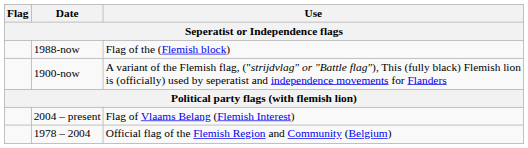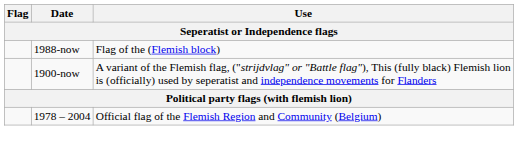- row: (67, 116)
